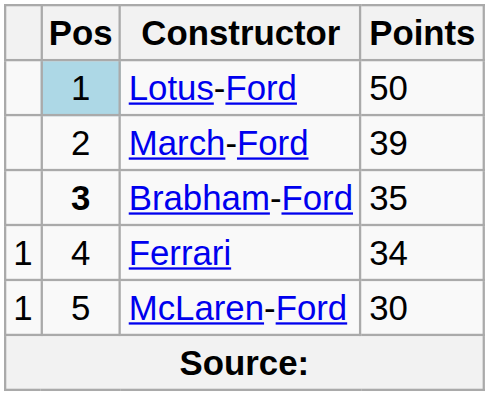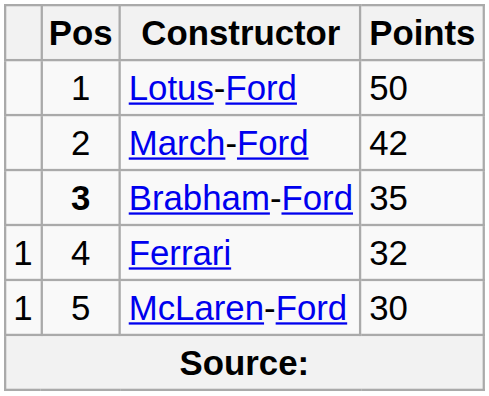(81, 88) lightblue background -> (81, 88) no background
(389, 143) 39 -> (389, 143) 42
(389, 253) 34 -> (389, 253) 32
